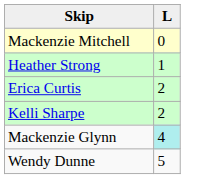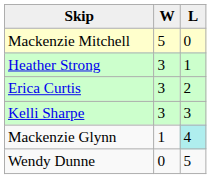+ column: (167, 16)
(161, 112) 2 -> (187, 112) 3
